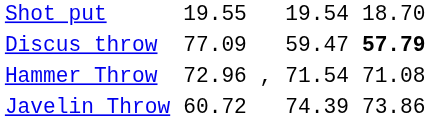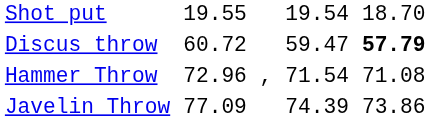(215, 45) 77.09 -> (215, 45) 60.72
(215, 107) 60.72 -> (215, 107) 77.09
